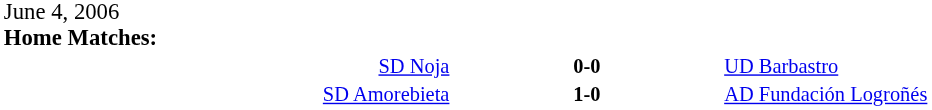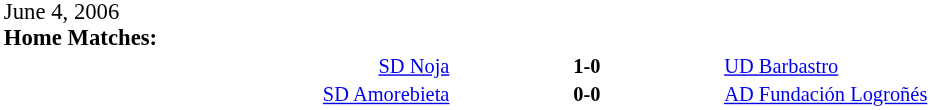(587, 66) 0-0 -> (587, 66) 1-0
(587, 94) 1-0 -> (587, 94) 0-0
